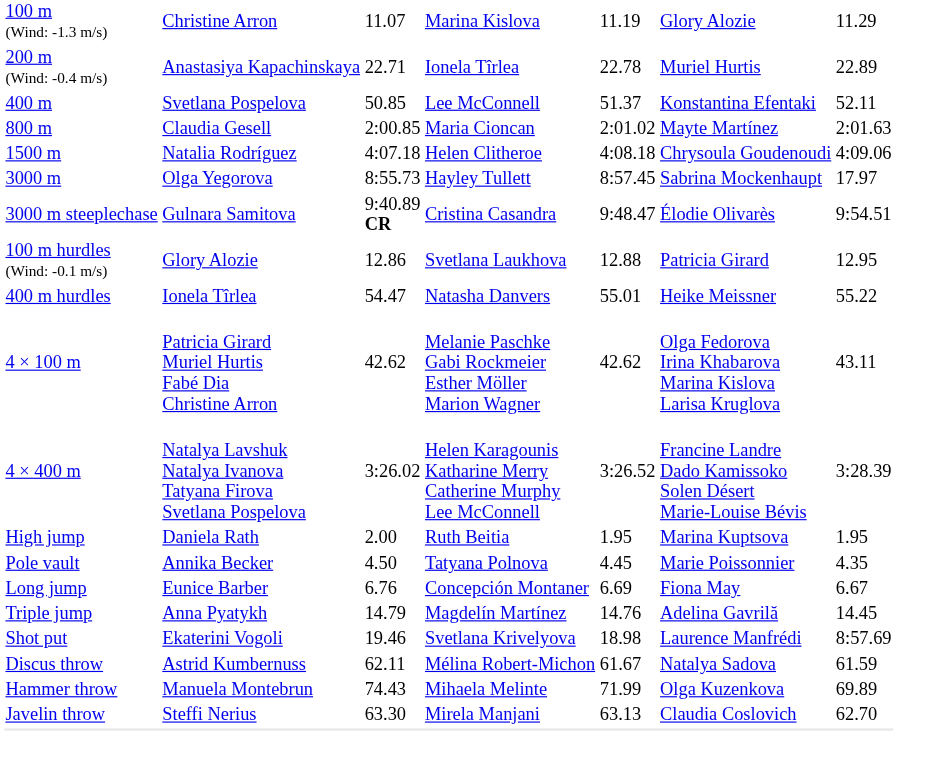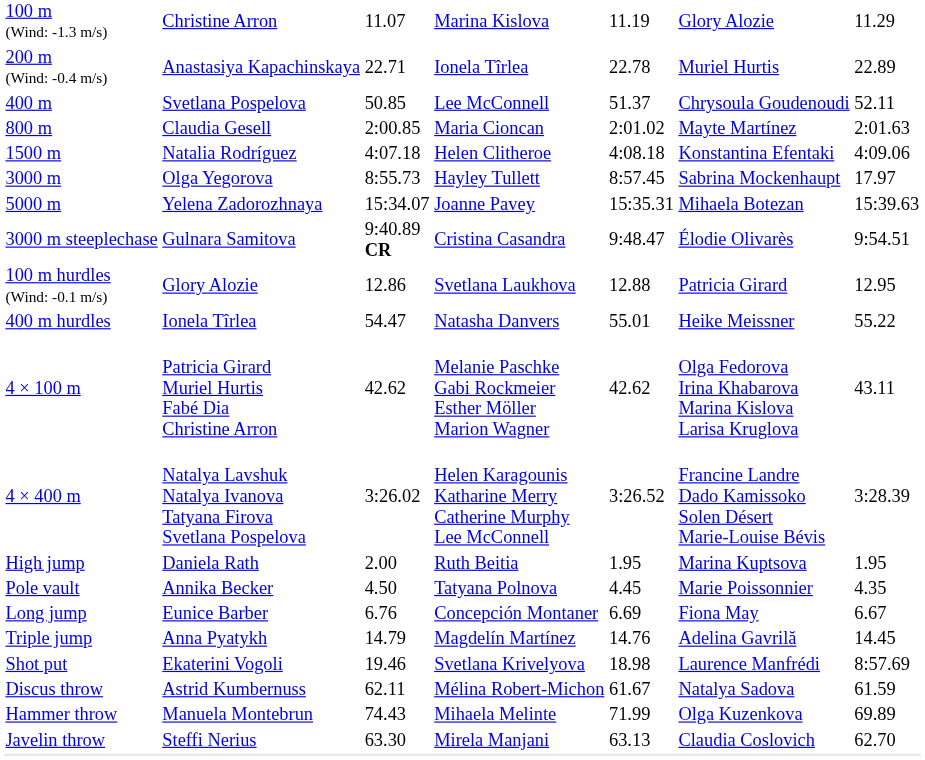(738, 102) Konstantina Efentaki -> (764, 102) Chrysoula Goudenoudi
(746, 153) Chrysoula Goudenoudi -> (756, 153) Konstantina Efentaki
+ row: (33, 203)
